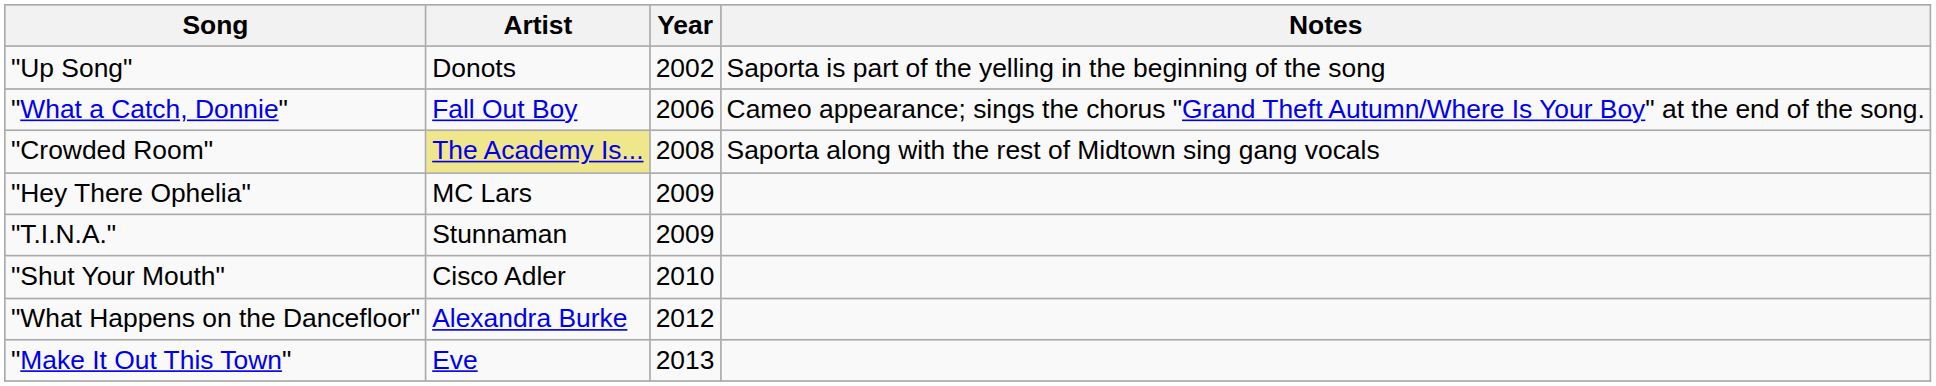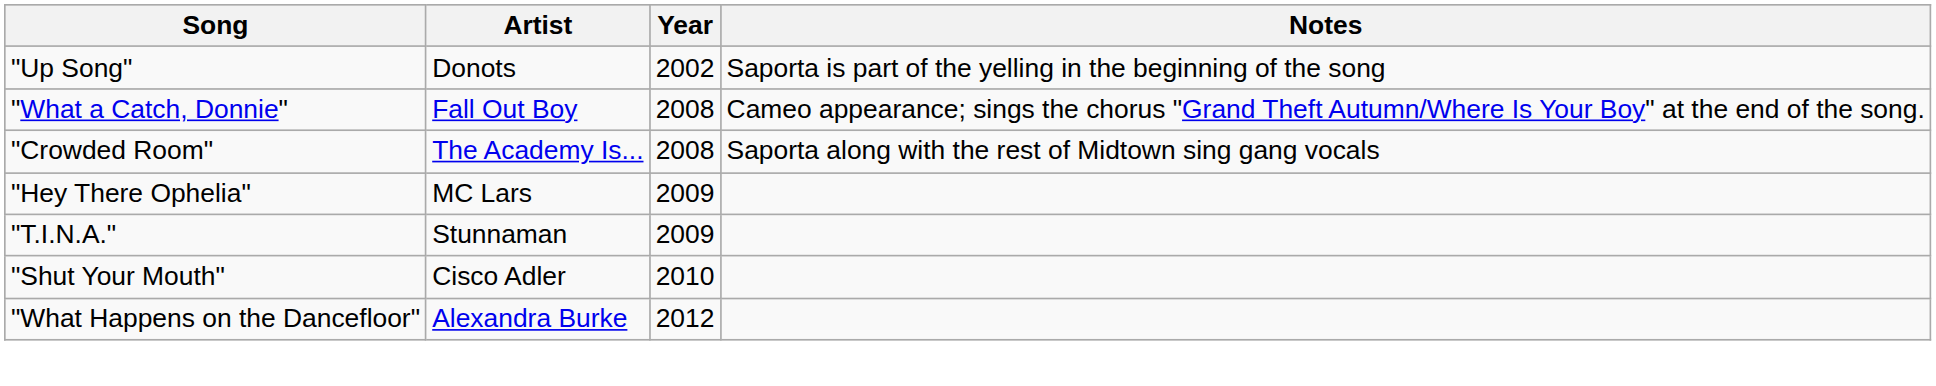(685, 109) 2006 -> (685, 109) 2008
(538, 151) khaki background -> (538, 151) no background
- row: (151, 360)
